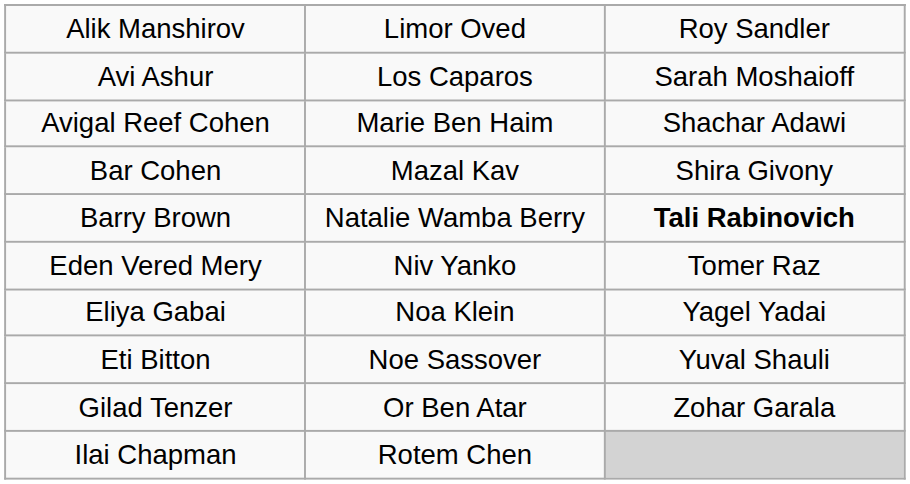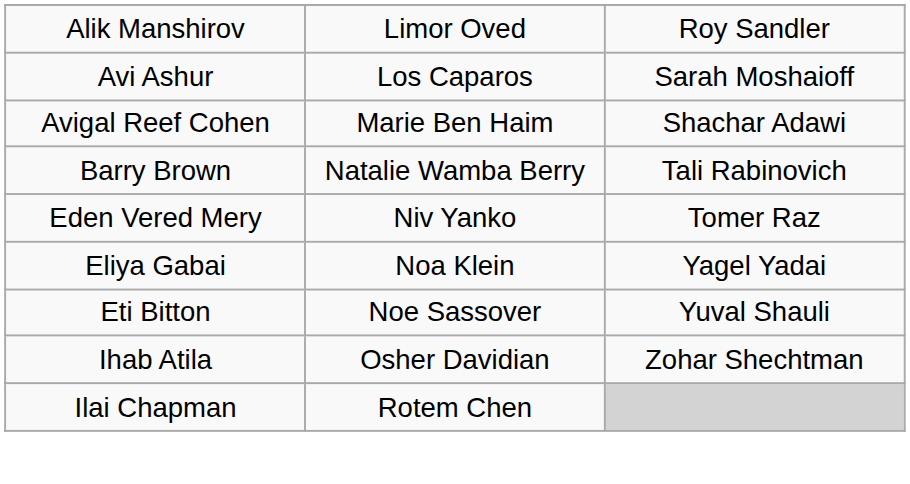- row: (156, 171)
(754, 218) bold -> (754, 171) normal
- row: (156, 407)
+ row: (156, 360)
